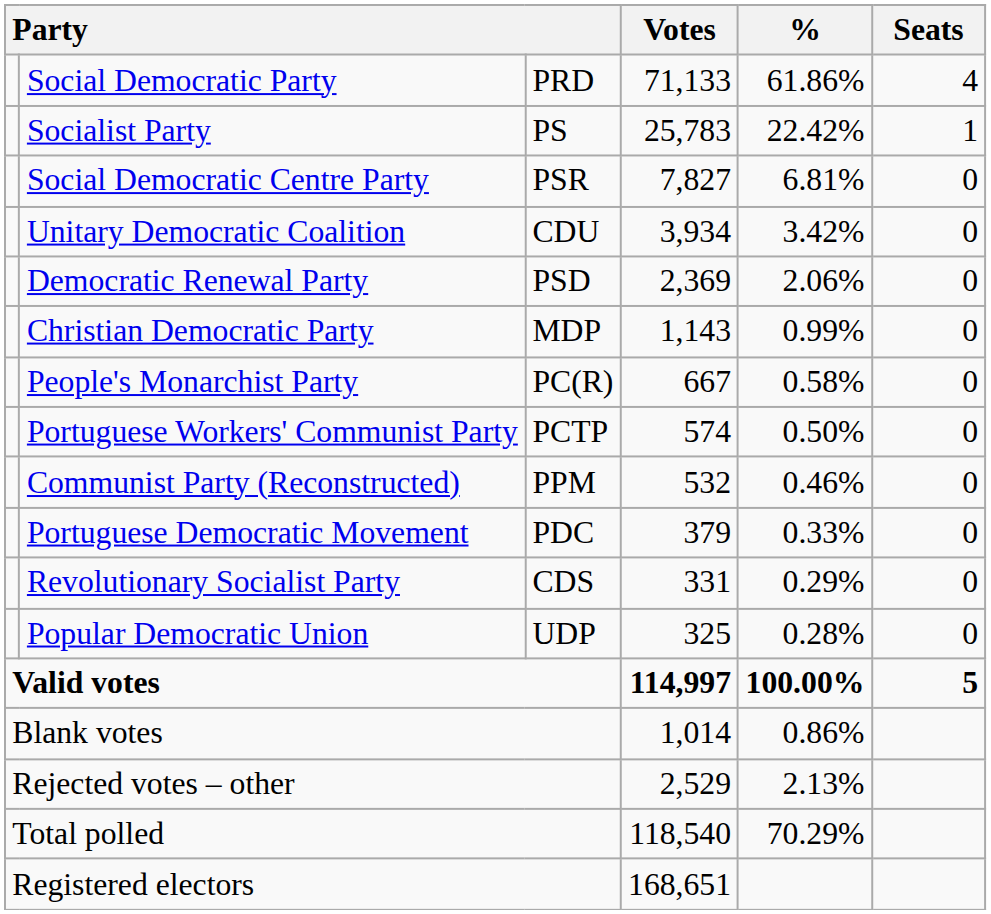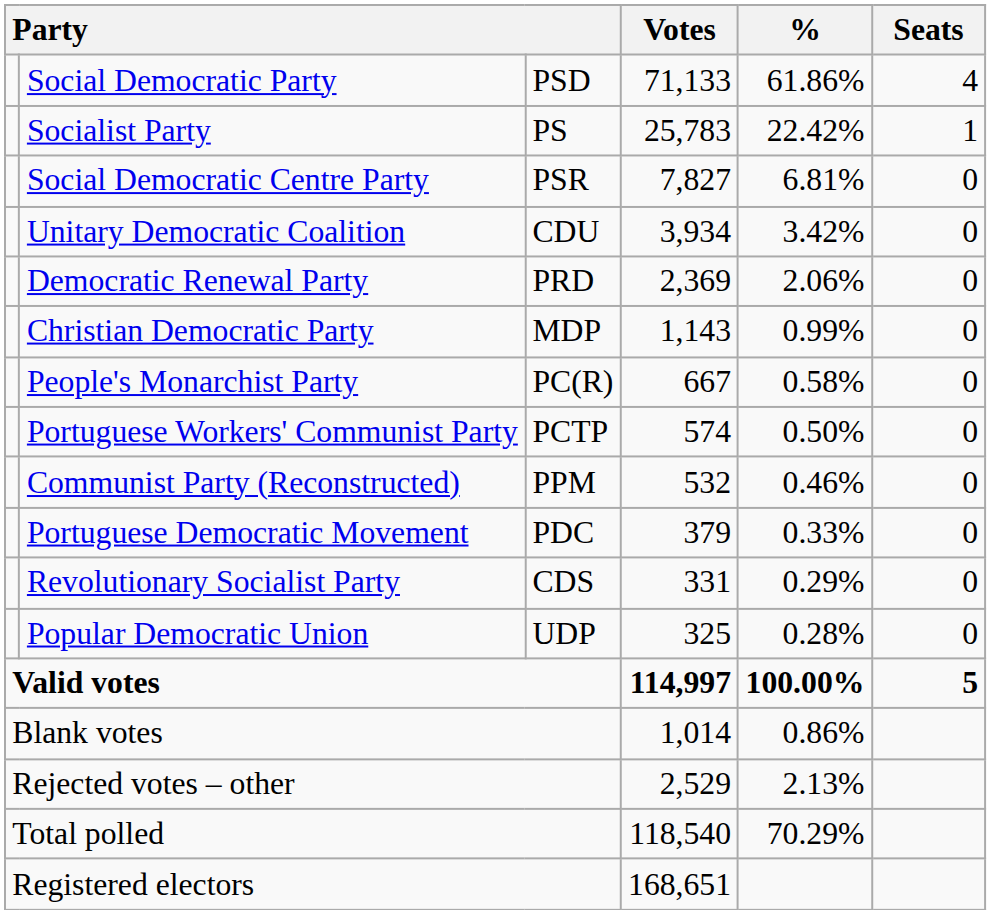(563, 79) PRD -> (562, 79) PSD
(562, 280) PSD -> (563, 280) PRD
